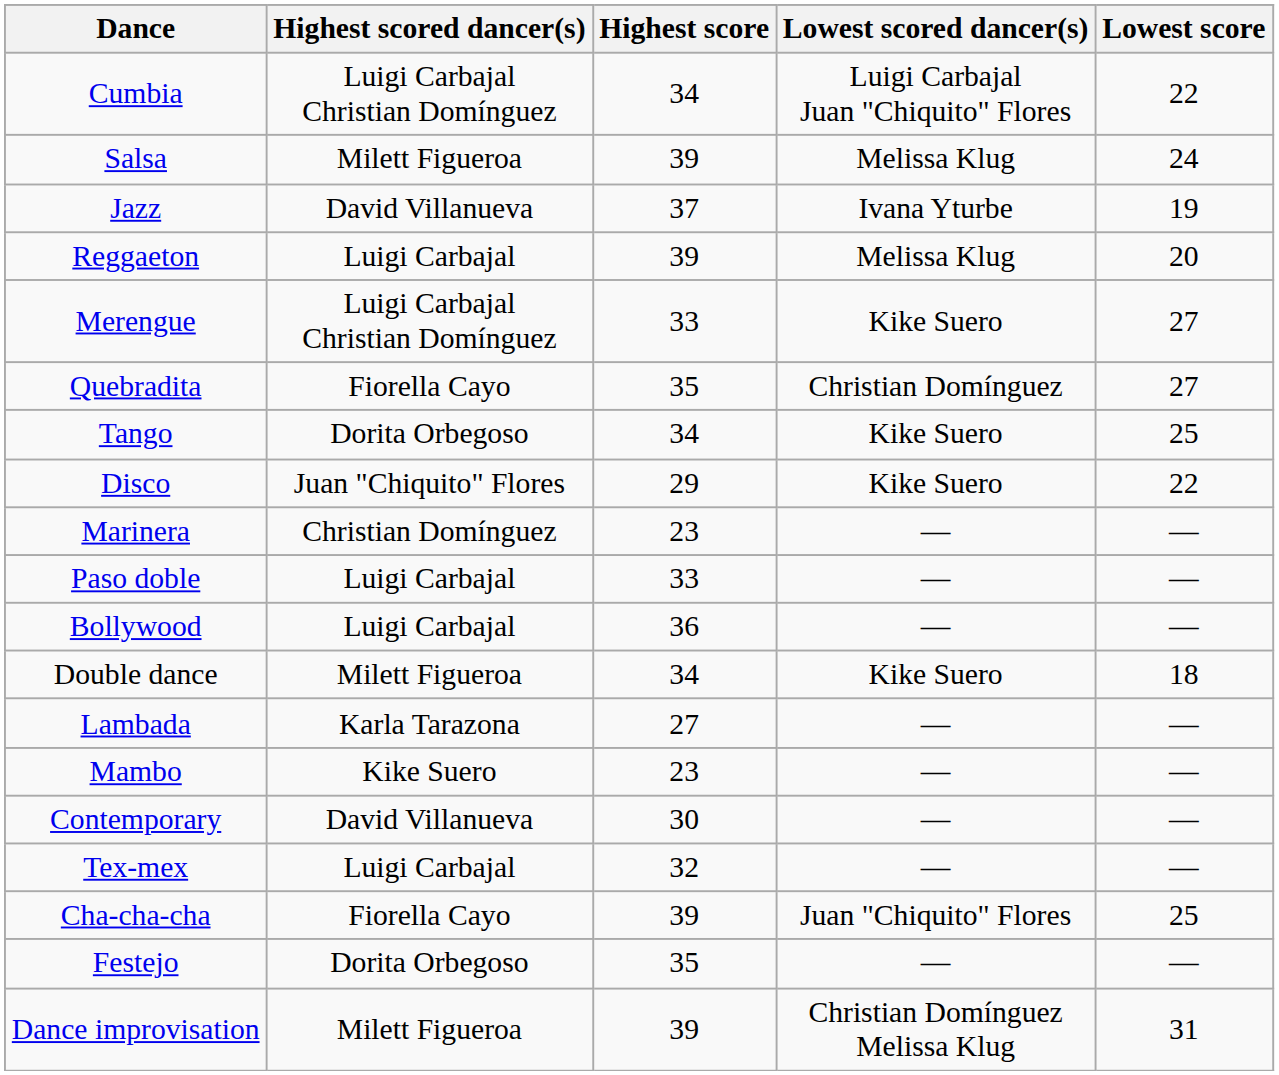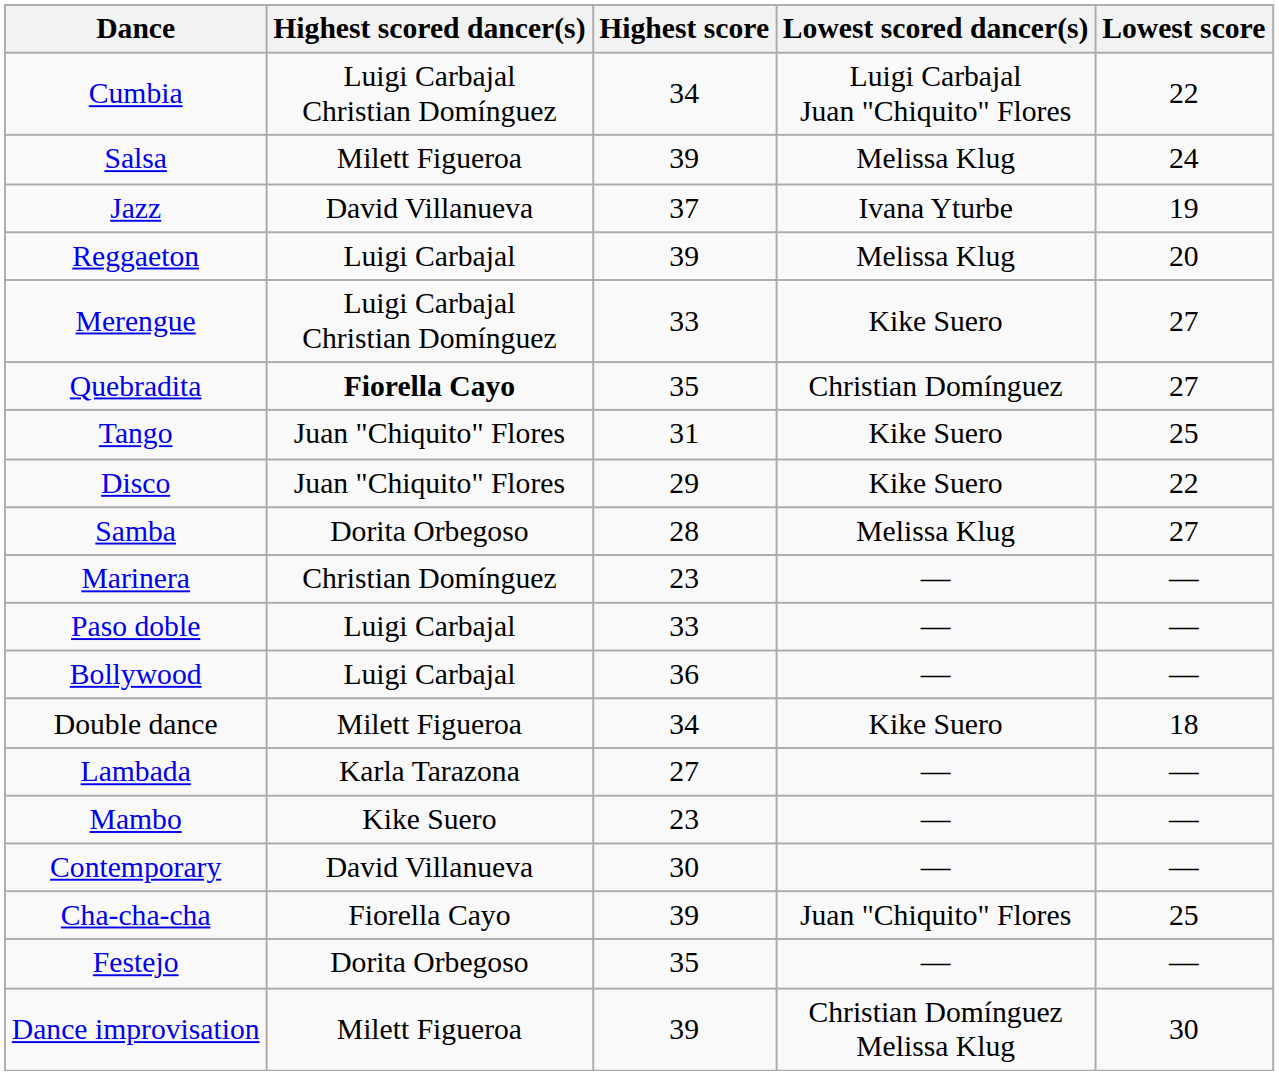(429, 385) normal -> (429, 385) bold
(429, 433) Dorita Orbegoso -> (429, 433) Juan "Chiquito" Flores
(684, 433) 34 -> (684, 433) 31
+ row: (136, 529)
- row: (136, 866)
(1184, 1028) 31 -> (1184, 1028) 30
